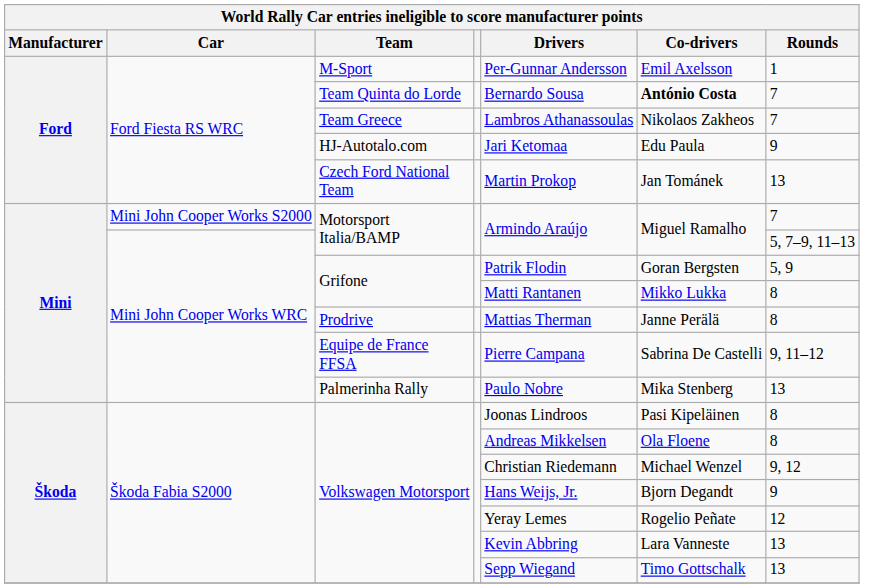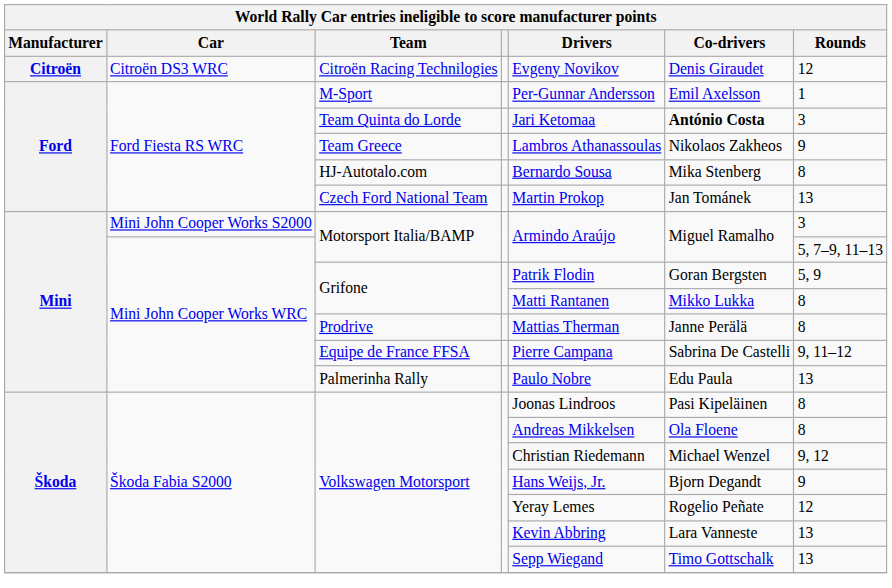+ row: (169, 68)
(534, 94) Bernardo Sousa -> (554, 120) Jari Ketomaa
(774, 94) 7 -> (802, 120) 3
(774, 120) 7 -> (802, 146) 9
(526, 146) Jari Ketomaa -> (562, 171) Bernardo Sousa
(673, 146) Edu Paula -> (715, 171) Mika Stenberg
(774, 146) 9 -> (802, 171) 8
(774, 216) 7 -> (802, 223) 3
(687, 389) Mika Stenberg -> (701, 378) Edu Paula
